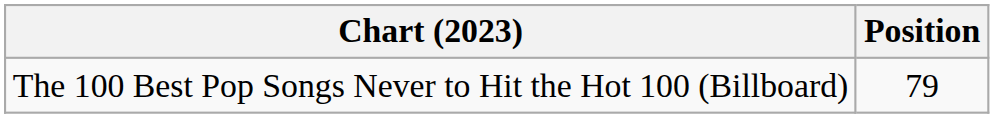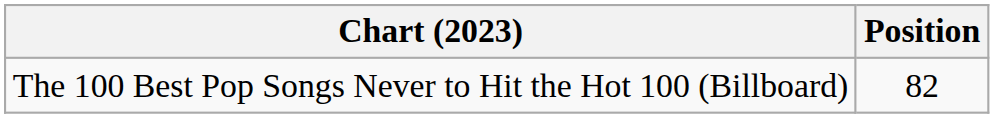(922, 84) 79 -> (922, 84) 82
